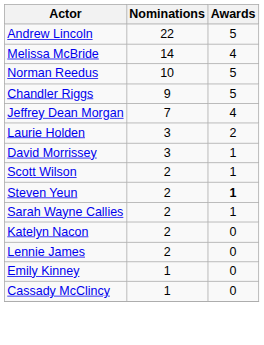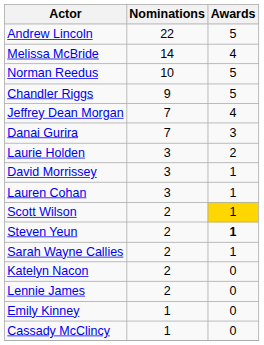+ row: (43, 133)
+ row: (47, 192)
(233, 172) no background -> (233, 212) gold background
